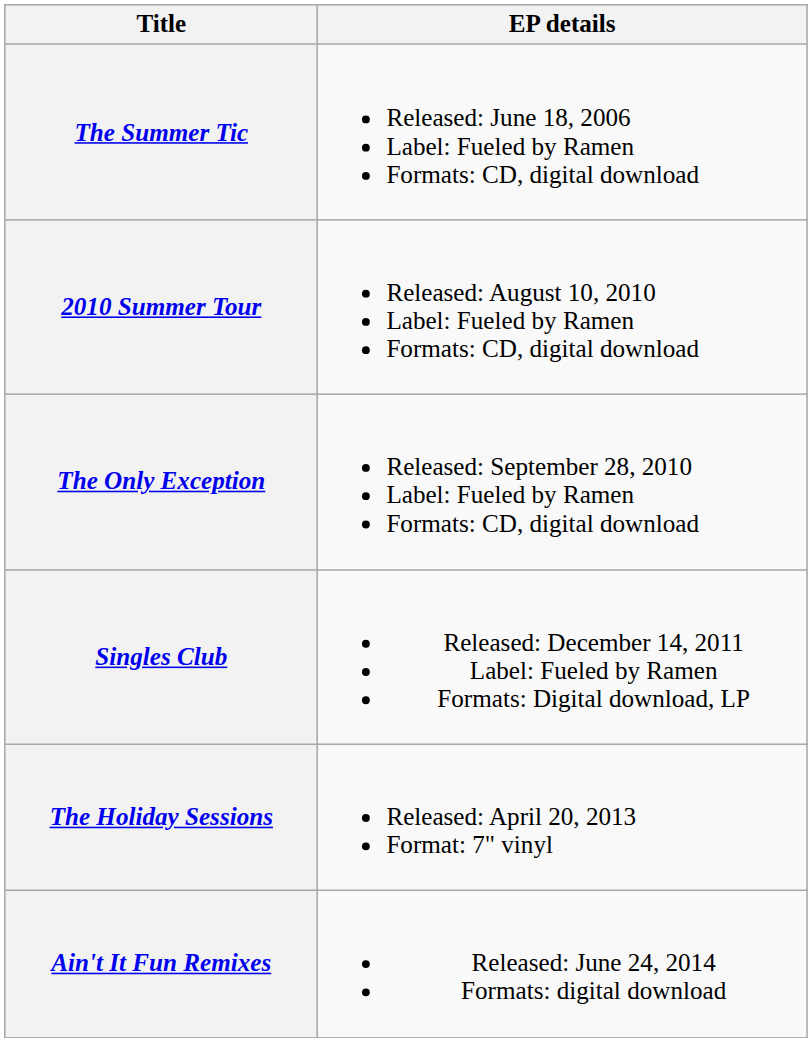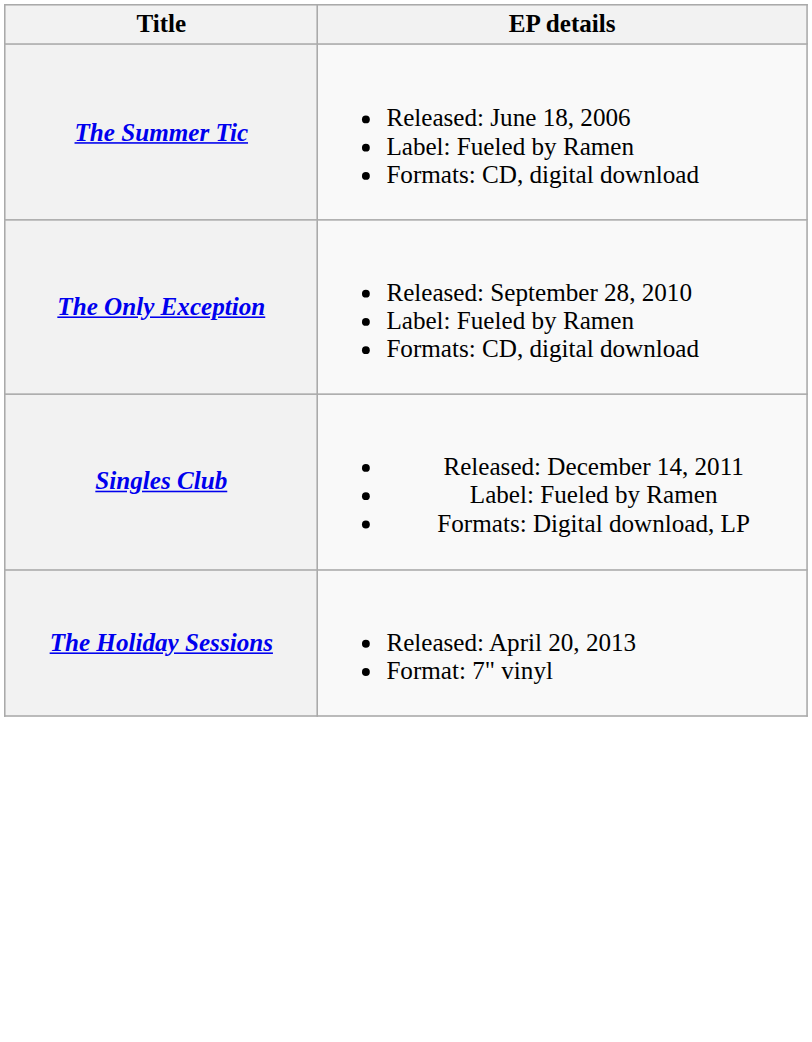- row: (161, 306)
- row: (161, 963)
